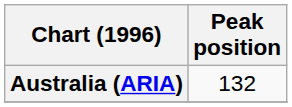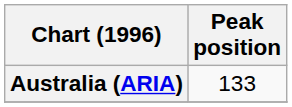(237, 83) 132 -> (237, 83) 133
